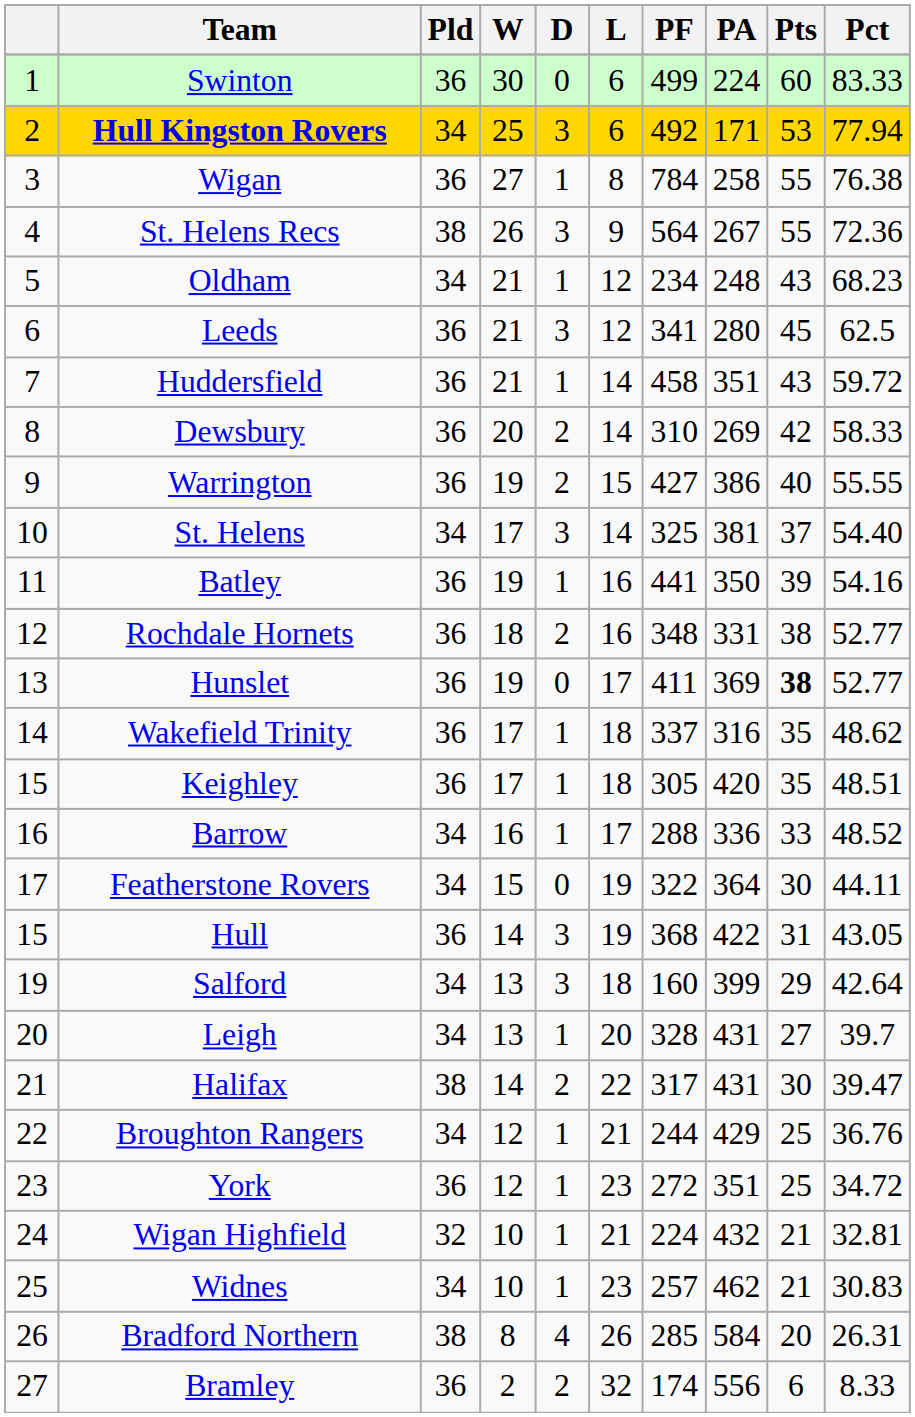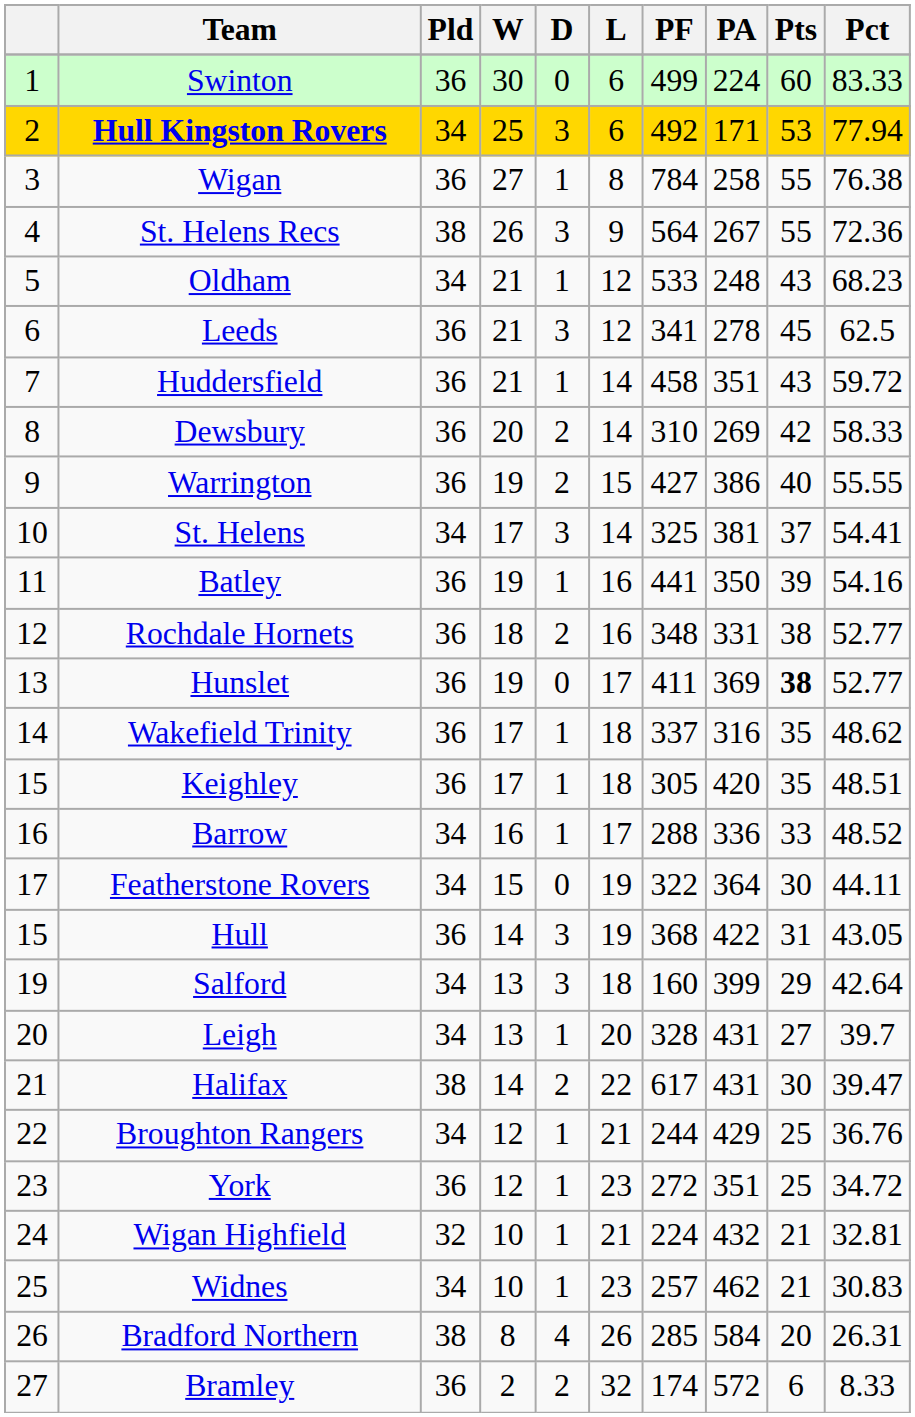(674, 280) 234 -> (674, 280) 533
(736, 331) 280 -> (736, 331) 278
(867, 532) 54.40 -> (867, 532) 54.41
(674, 1084) 317 -> (674, 1084) 617
(736, 1386) 556 -> (736, 1386) 572
